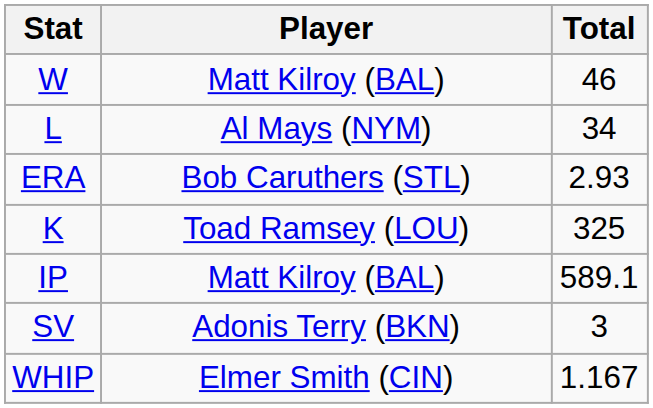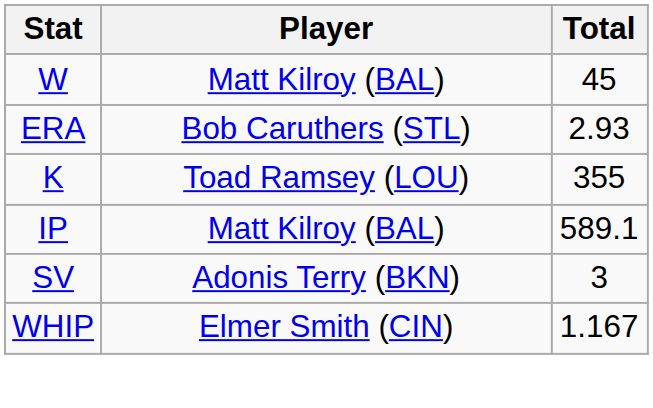(599, 79) 46 -> (599, 79) 45
- row: (53, 128)
(599, 228) 325 -> (599, 178) 355
